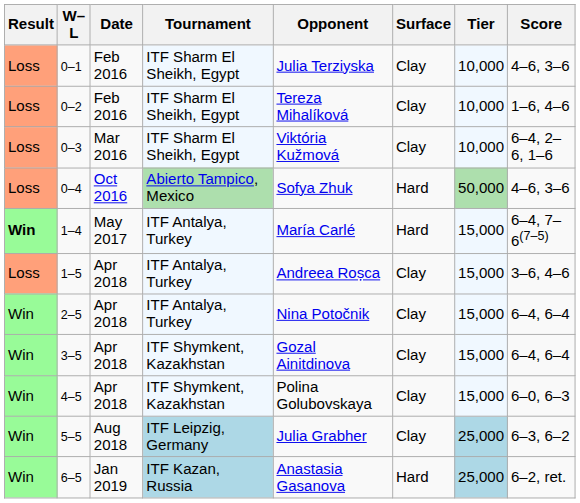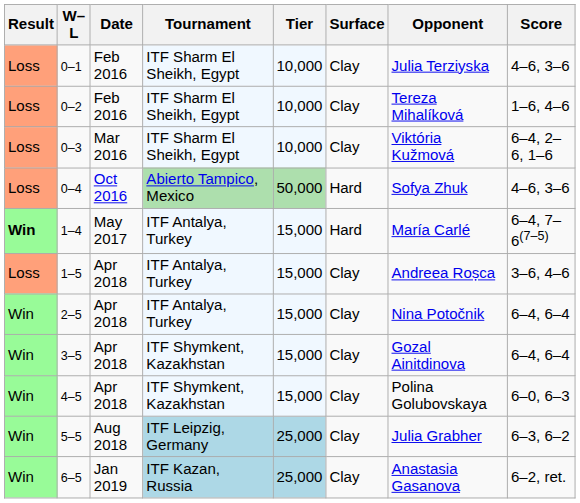columns swapped: (481, 24) <-> (333, 24)
(412, 477) Hard -> (344, 477) Clay
